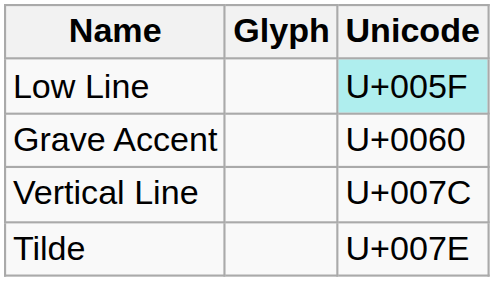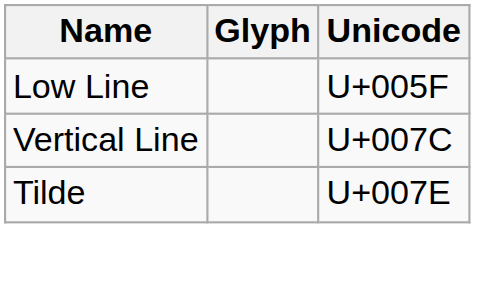(407, 85) paleturquoise background -> (388, 85) no background
- row: (115, 139)
